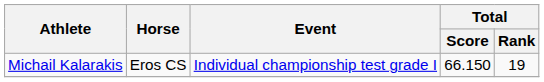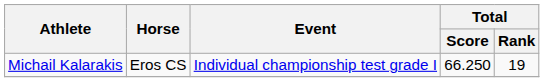(468, 65) 66.150 -> (468, 65) 66.250
